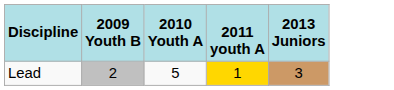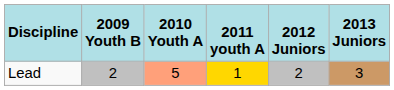+ column: (299, 41)
(176, 73) no background -> (176, 73) lightsalmon background
